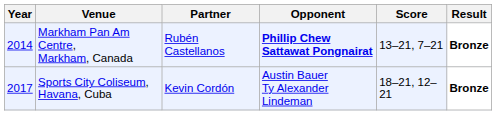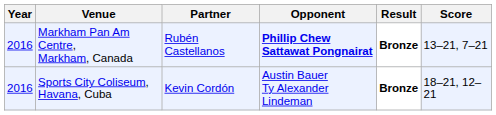columns swapped: (412, 14) <-> (469, 14)
(20, 45) 2014 -> (20, 45) 2016
(20, 89) 2017 -> (20, 89) 2016
